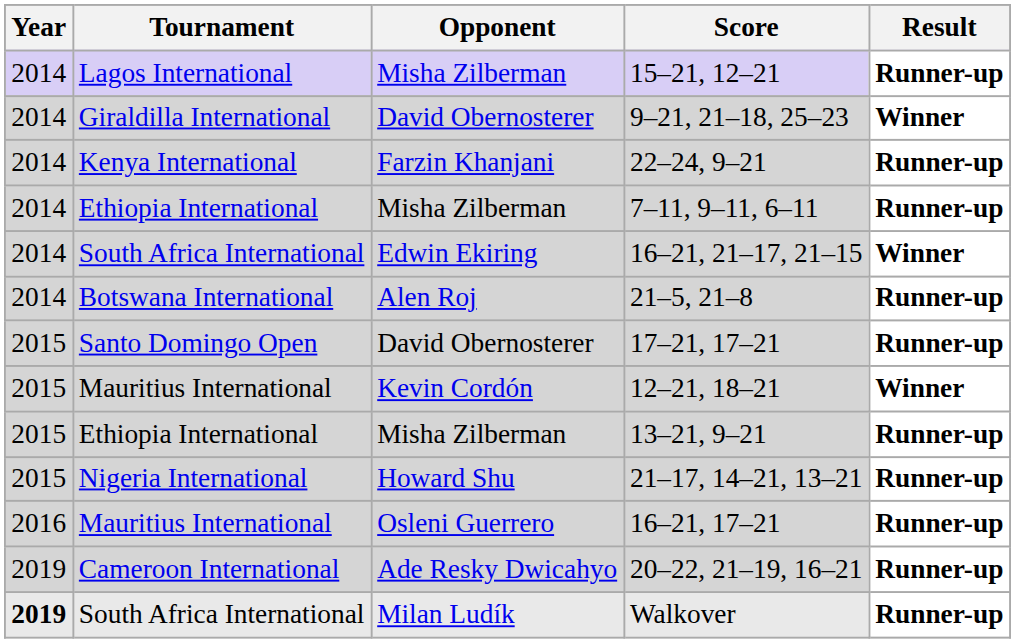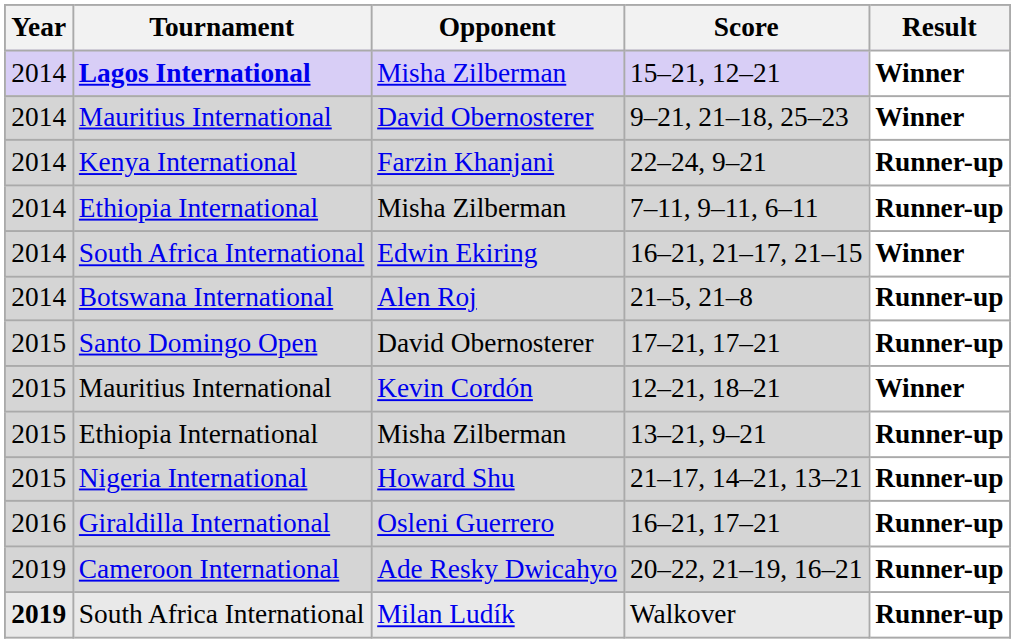(186, 72) normal -> (195, 72) bold
(939, 72) Runner-up -> (920, 72) Winner
(205, 117) Giraldilla International -> (205, 117) Mauritius International
(205, 523) Mauritius International -> (205, 523) Giraldilla International
